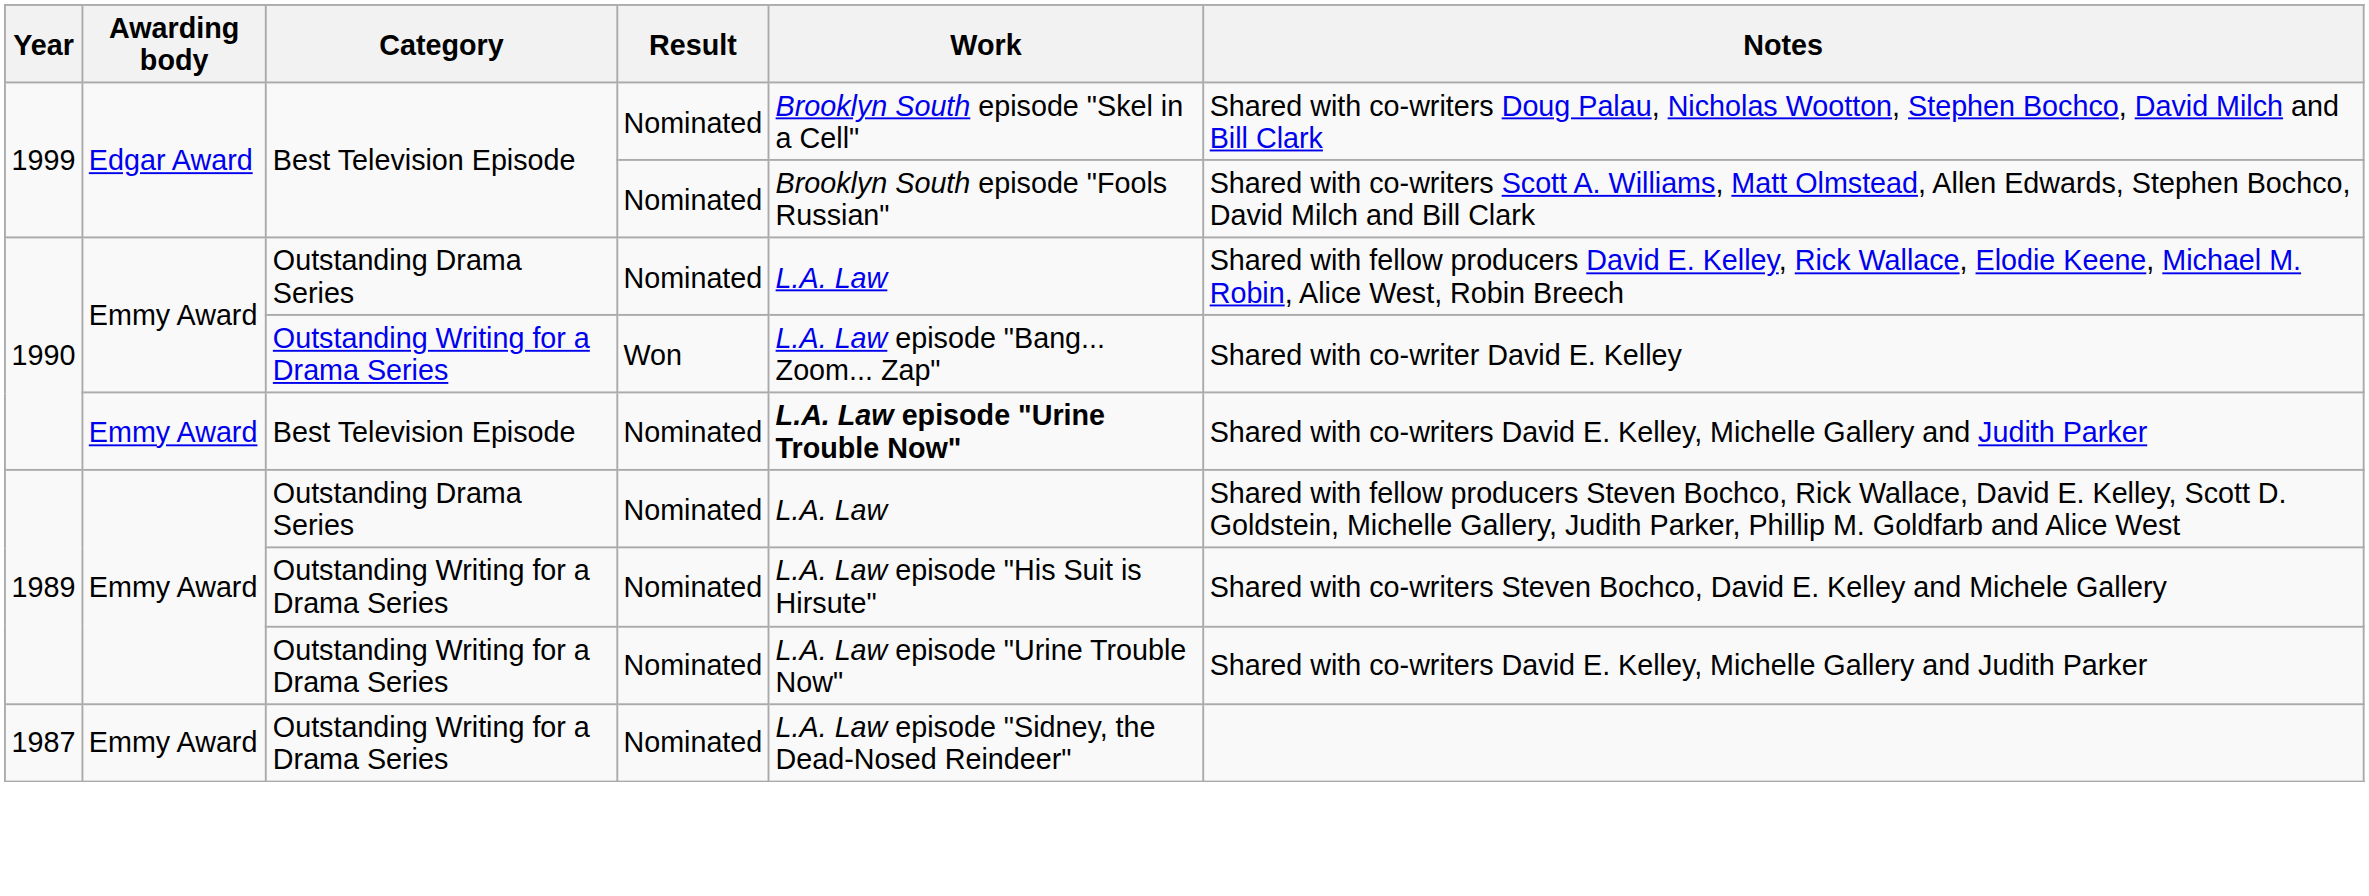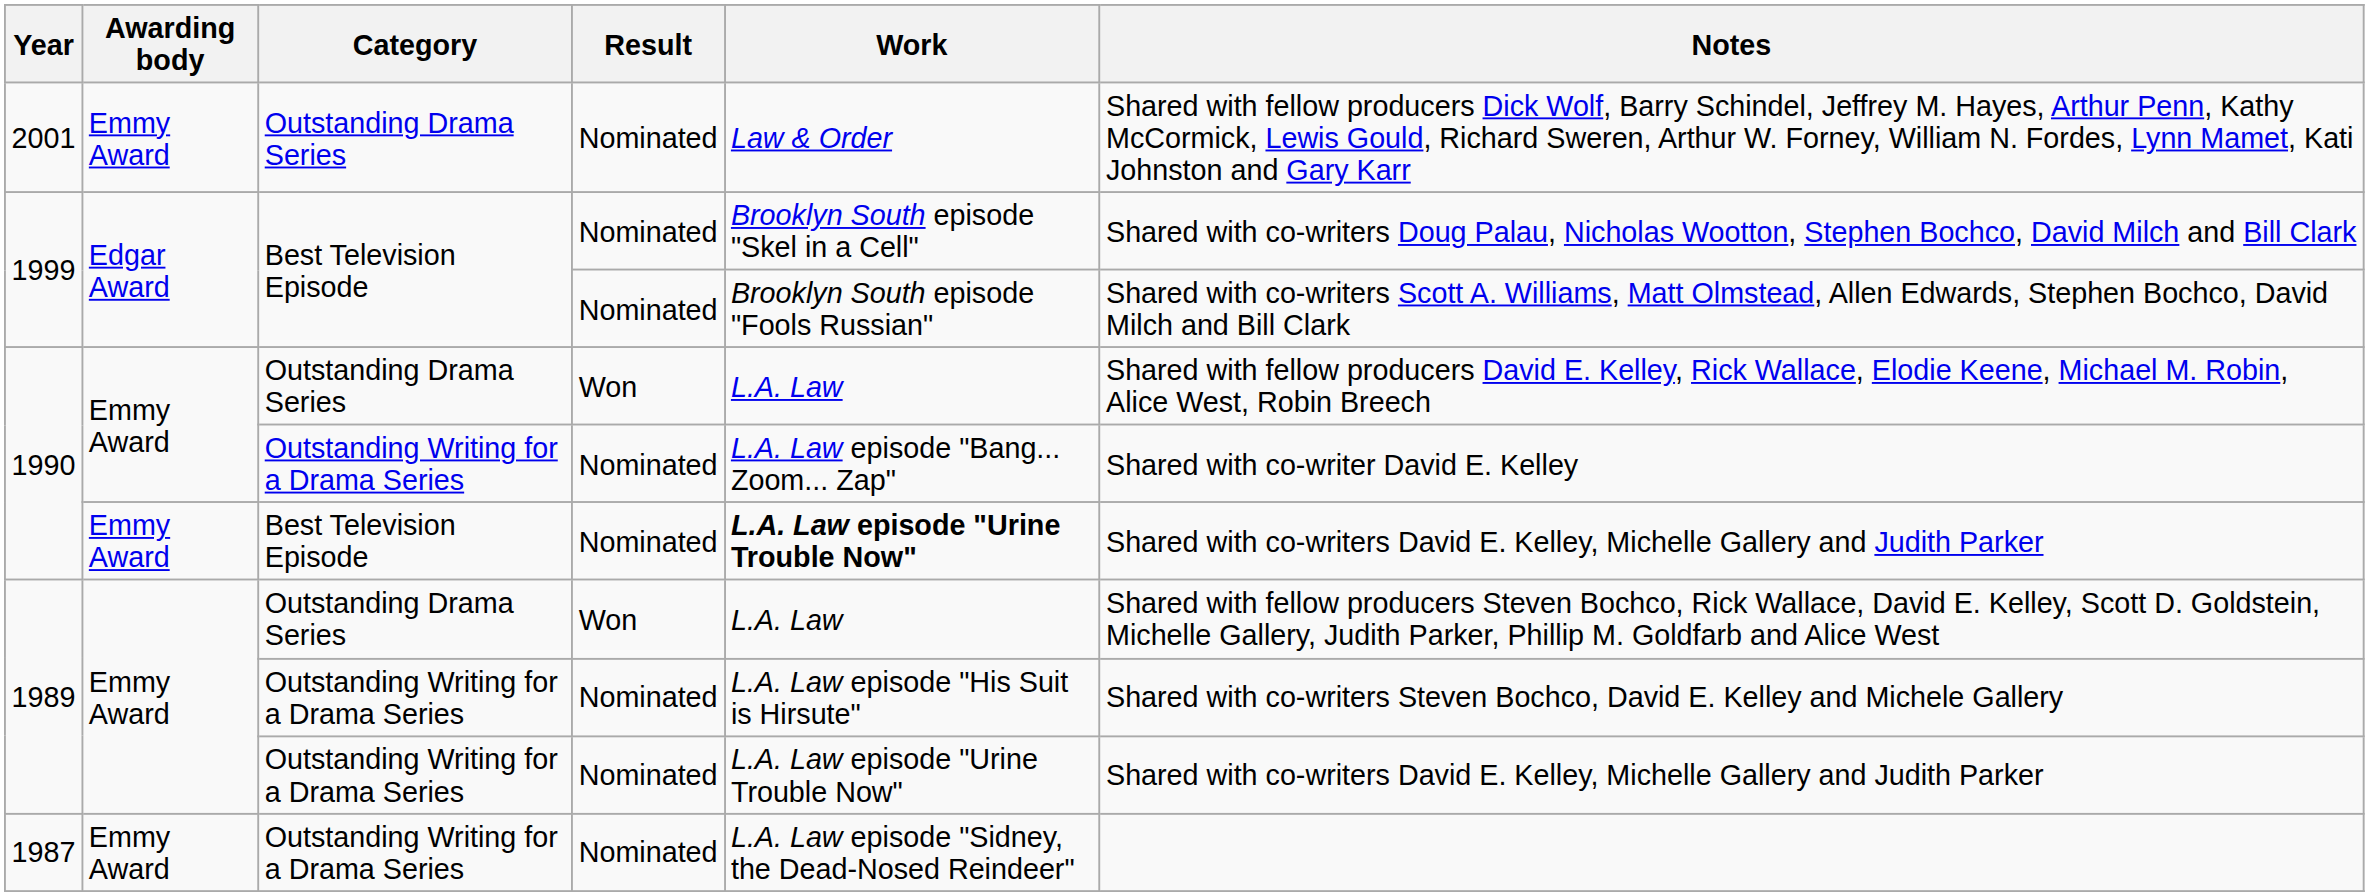+ row: (44, 138)
(693, 277) Nominated -> (608, 386) Won
(653, 354) Won -> (648, 464) Nominated
(693, 510) Nominated -> (608, 619) Won
